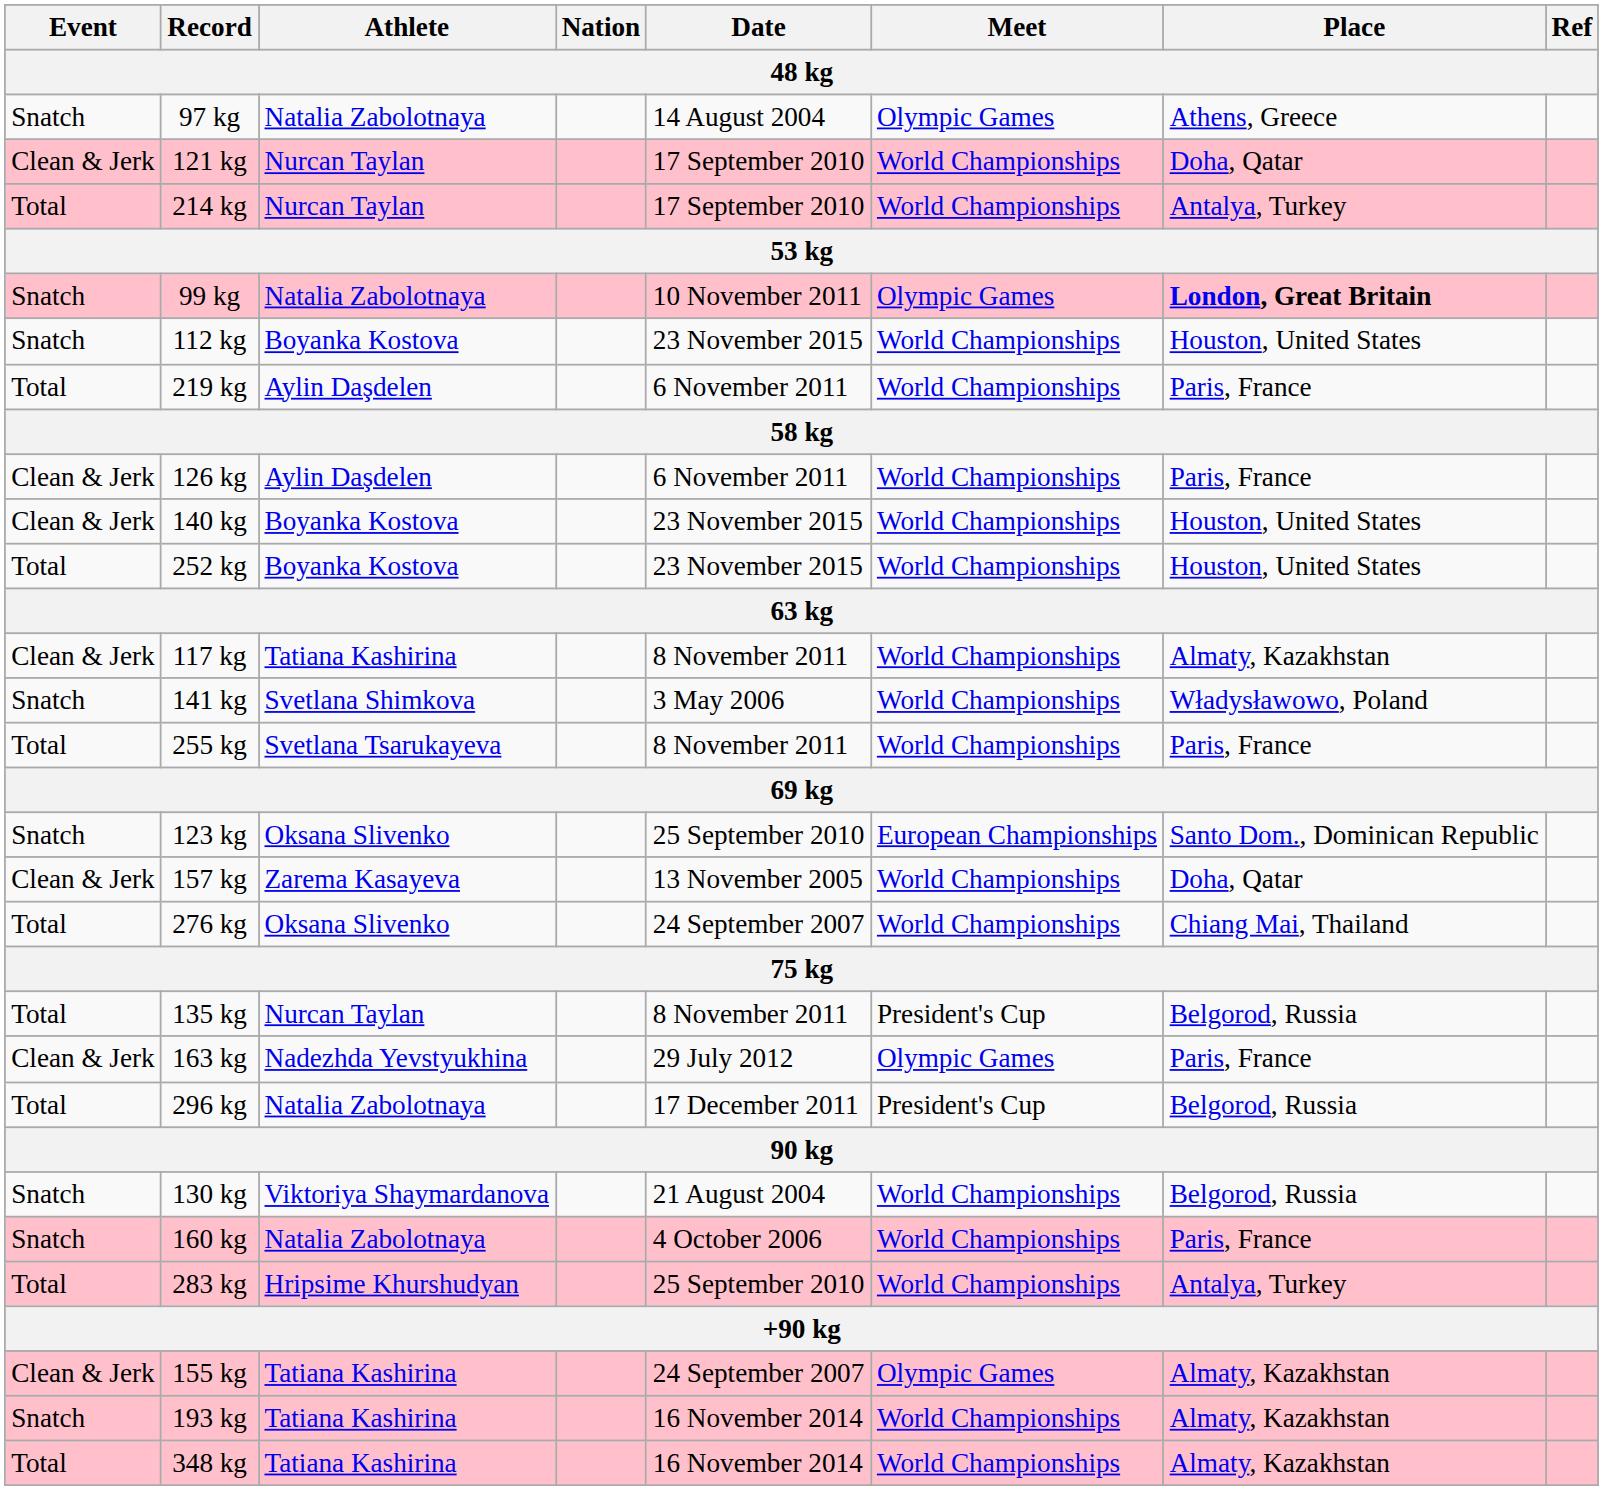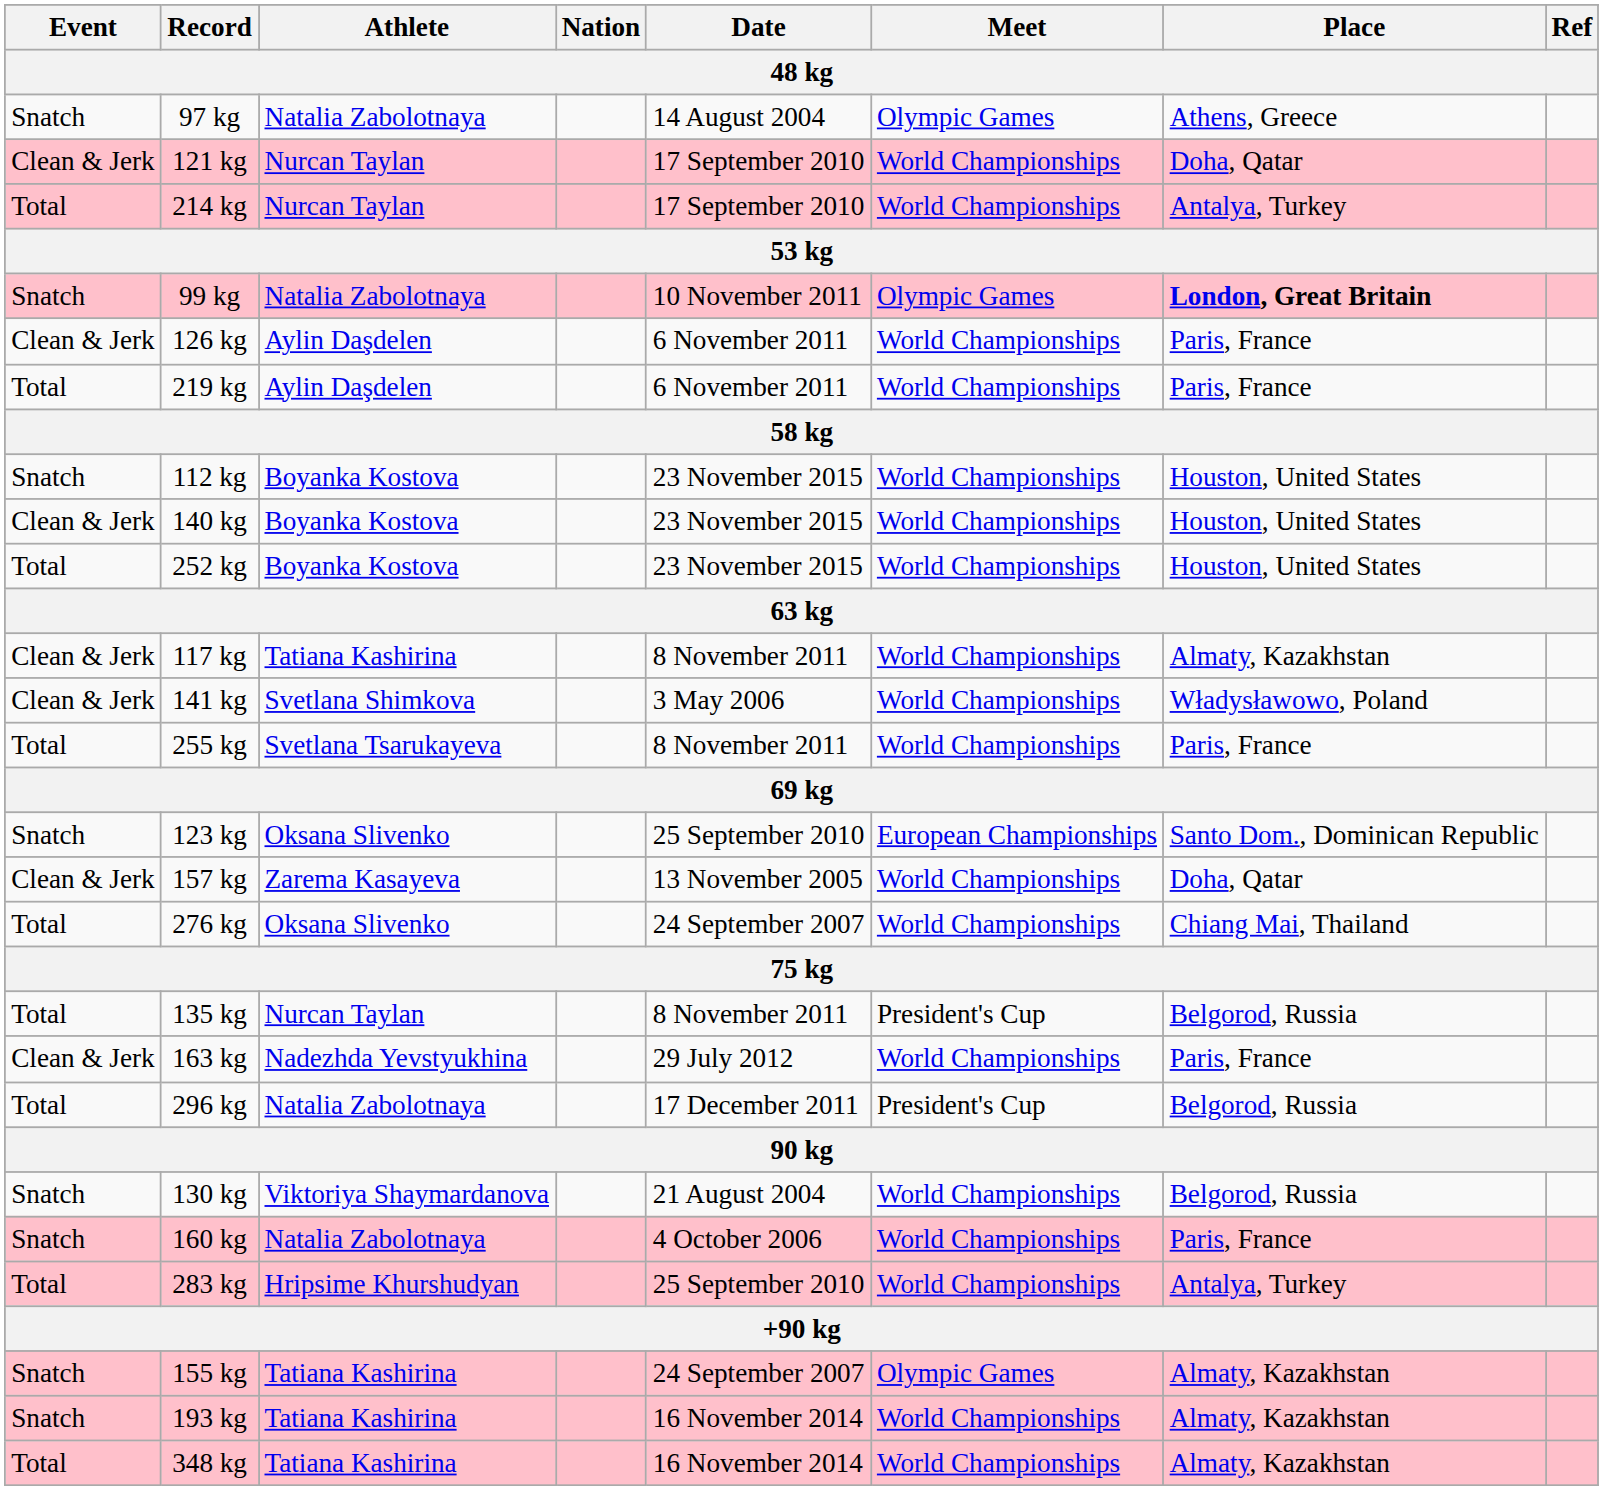rows swapped: (210, 475) <-> (210, 341)
(48, 700) Snatch -> (83, 700) Clean & Jerk
(966, 1058) Olympic Games -> (999, 1058) World Championships
(83, 1372) Clean & Jerk -> (48, 1372) Snatch
